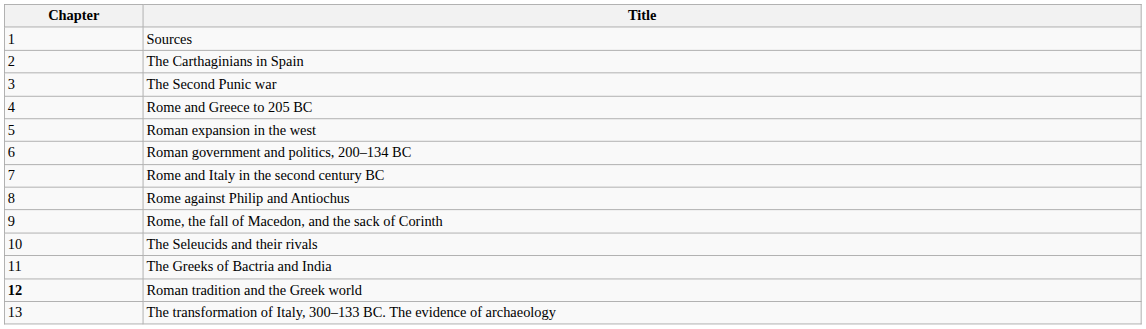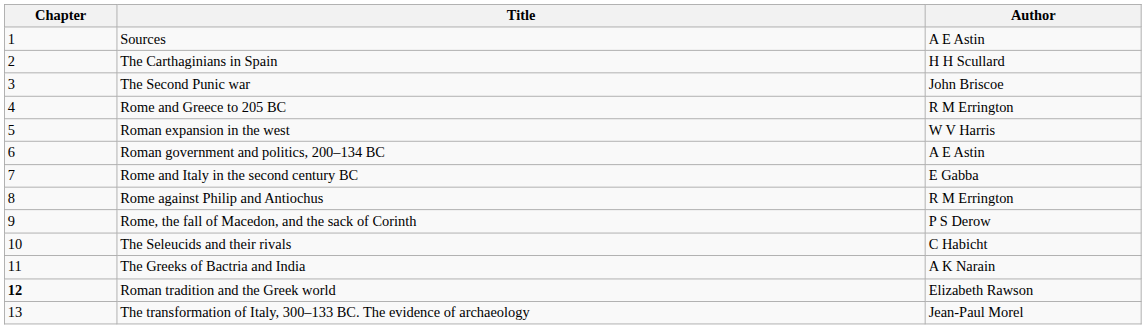+ column: (1033, 15)
